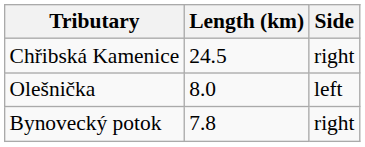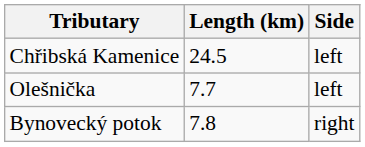(334, 55) right -> (328, 55) left
(203, 89) 8.0 -> (203, 89) 7.7
